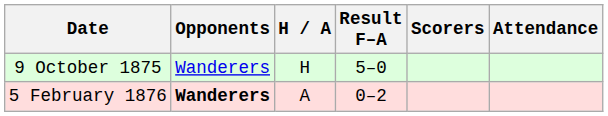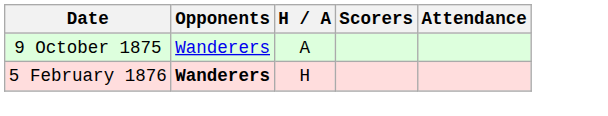- column: (371, 29)
(305, 68) H -> (305, 48) A
(305, 96) A -> (305, 76) H
